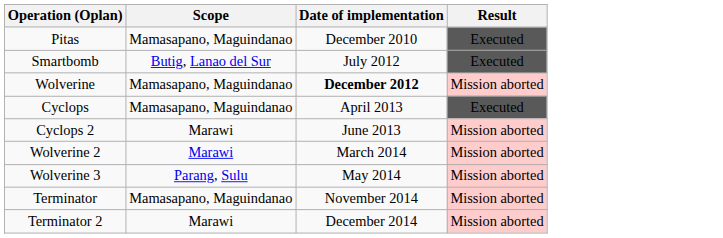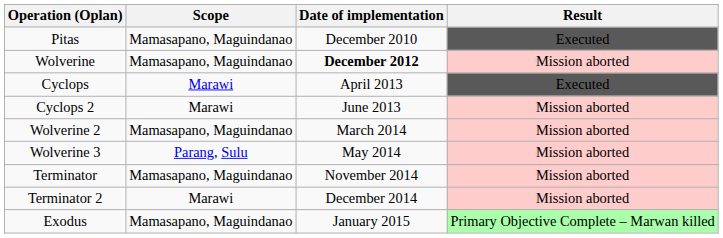- row: (65, 61)
(211, 107) Mamasapano, Maguindanao -> (211, 84) Marawi
(211, 152) Marawi -> (211, 130) Mamasapano, Maguindanao
+ row: (65, 221)
